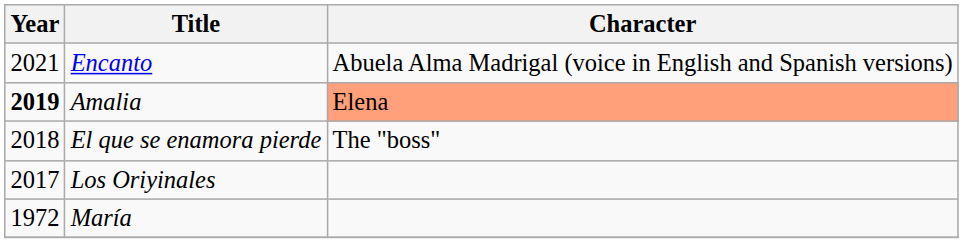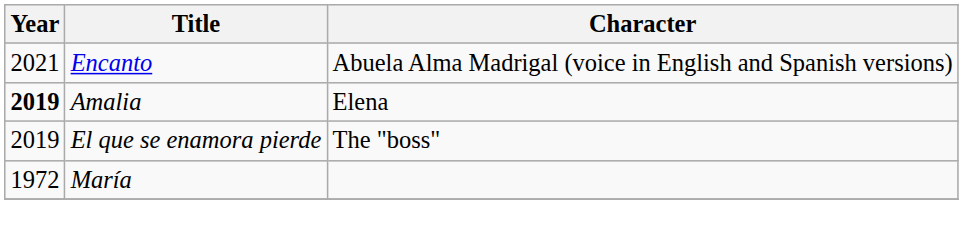(360, 101) lightsalmon background -> (360, 101) no background
(35, 140) 2018 -> (35, 140) 2019
- row: (143, 179)
